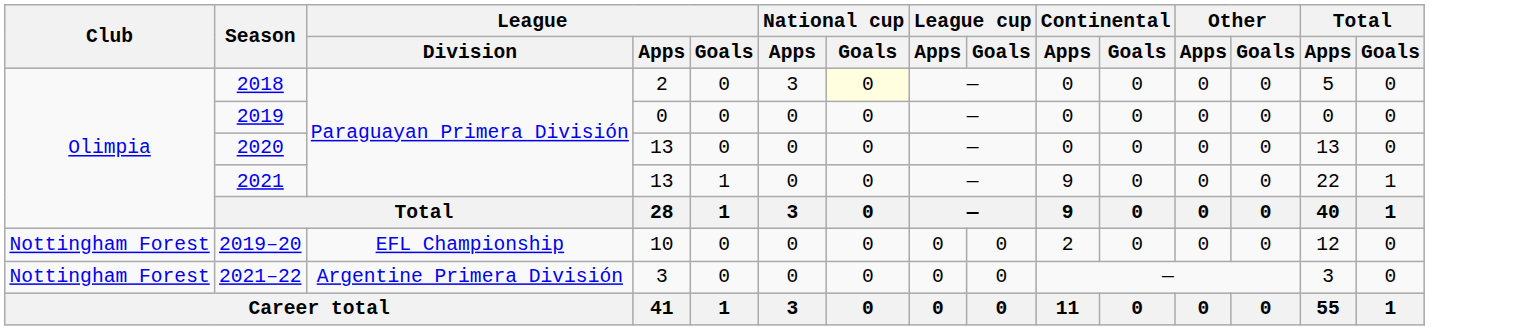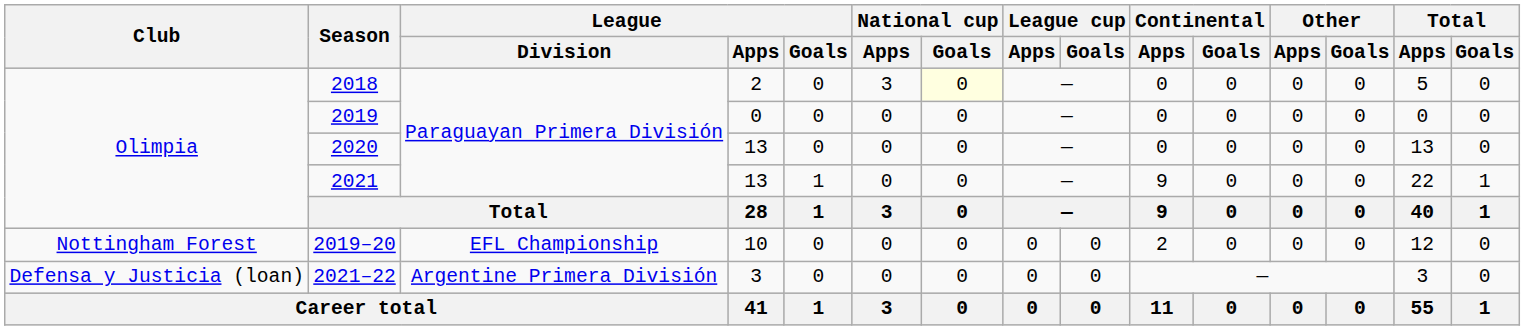(110, 277) Nottingham Forest -> (157, 277) Defensa y Justicia (loan)
